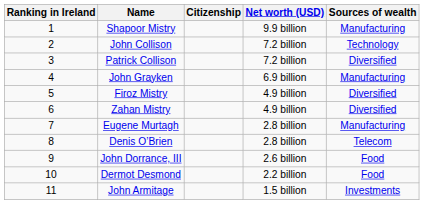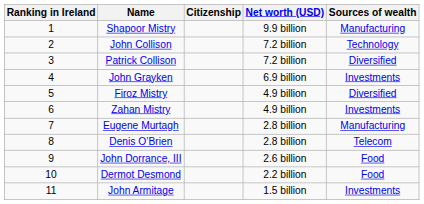(373, 77) Manufacturing -> (373, 77) Investments
(373, 110) Diversified -> (373, 110) Investments
